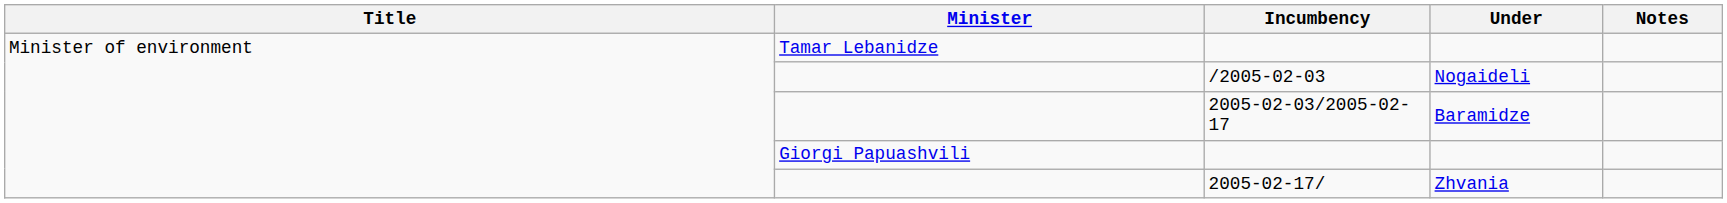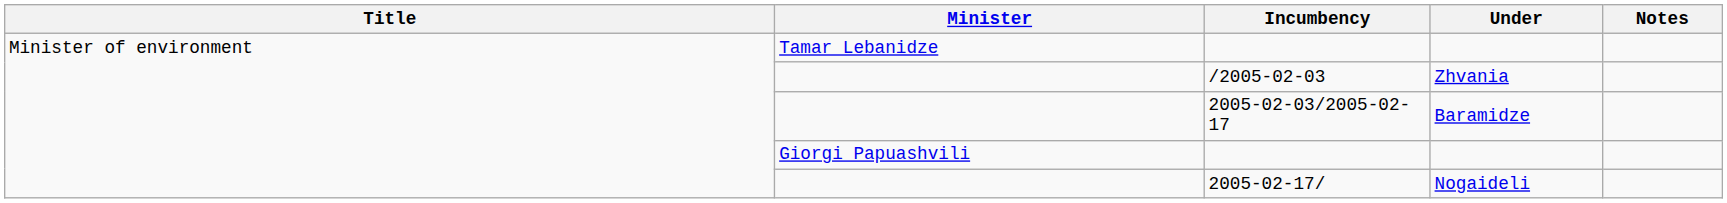(1482, 77) Nogaideli -> (1472, 77) Zhvania
(1472, 184) Zhvania -> (1482, 184) Nogaideli
